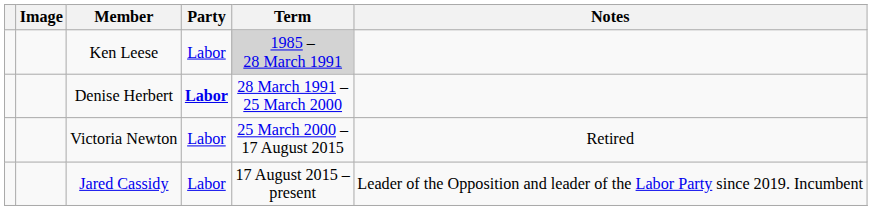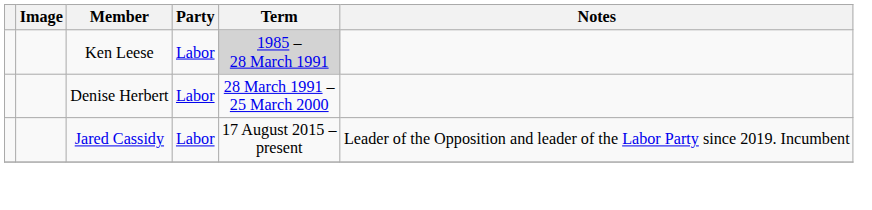(206, 95) bold -> (195, 95) normal
- row: (124, 139)
